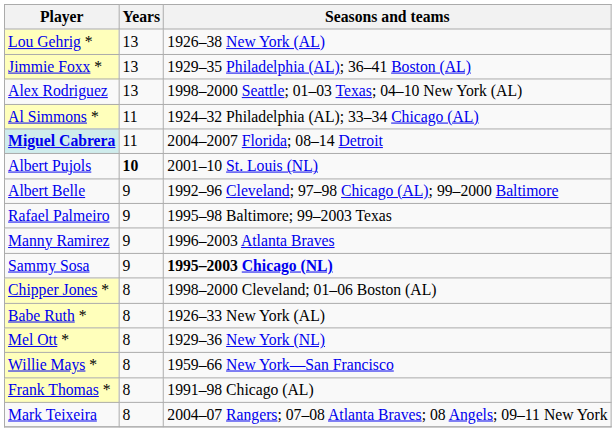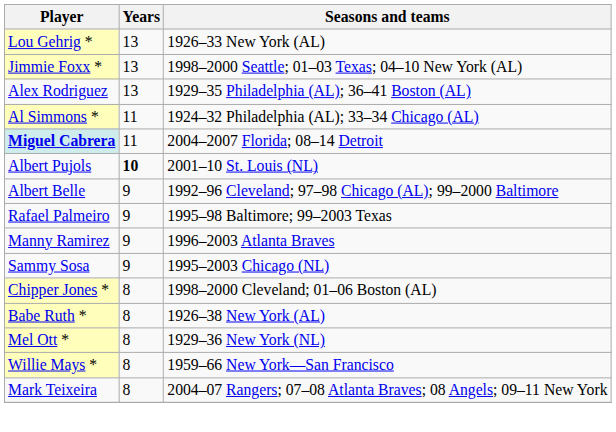(246, 41) 1926–38 New York (AL) -> (246, 41) 1926–33 New York (AL)
(319, 66) 1929–35 Philadelphia (AL); 36–41 Boston (AL) -> (345, 66) 1998–2000 Seattle; 01–03 Texas; 04–10 New York (AL)
(345, 91) 1998–2000 Seattle; 01–03 Texas; 04–10 New York (AL) -> (319, 91) 1929–35 Philadelphia (AL); 36–41 Boston (AL)
(250, 265) bold -> (248, 265) normal
(246, 315) 1926–33 New York (AL) -> (246, 315) 1926–38 New York (AL)
- row: (59, 389)
